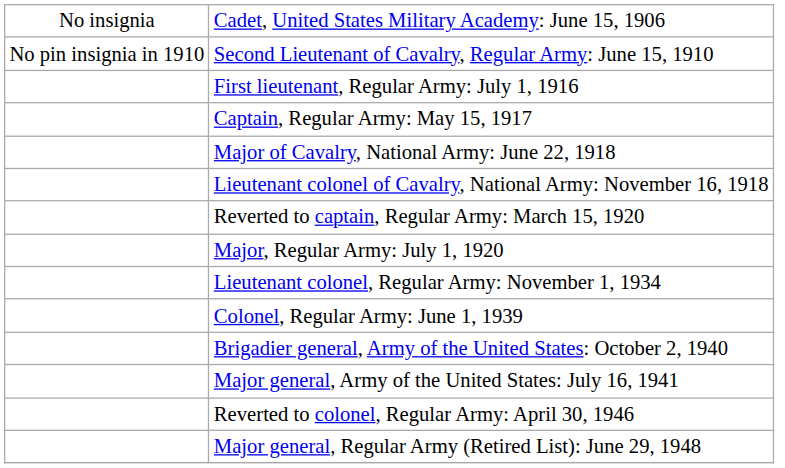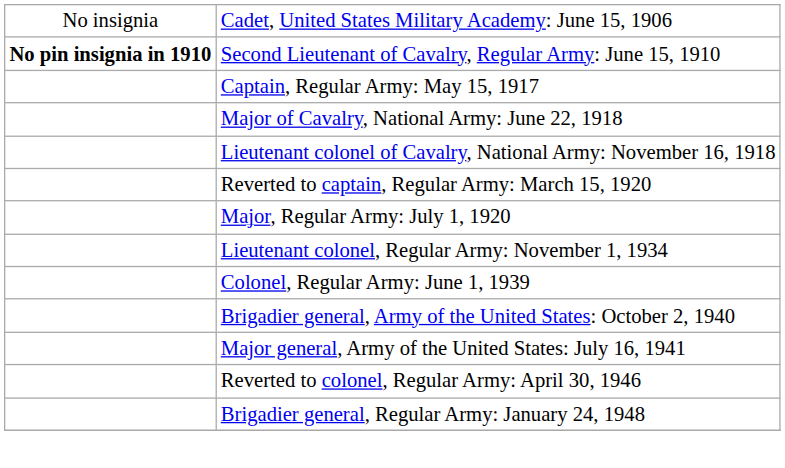(107, 53) normal -> (110, 53) bold
- row: (396, 86)
+ row: (433, 413)
- row: (457, 446)
